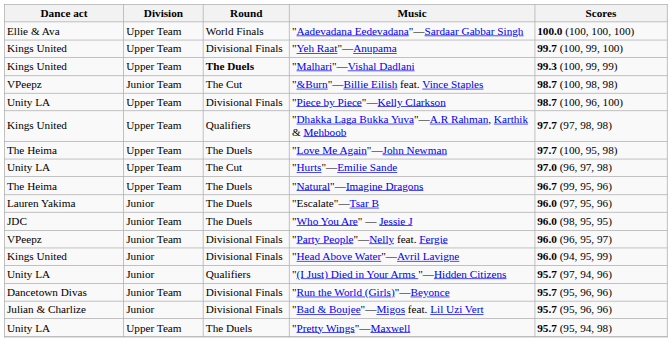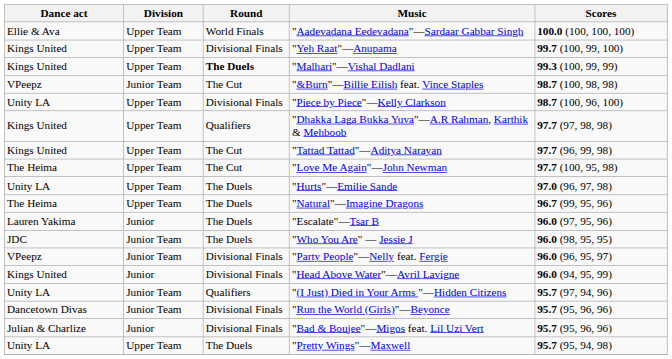+ row: (367, 150)
(229, 150) The Duels -> (224, 168) The Cut
(224, 168) The Cut -> (229, 185) The Duels
(140, 274) Junior -> (154, 292) Junior Team
